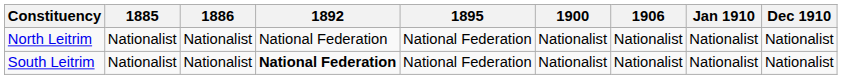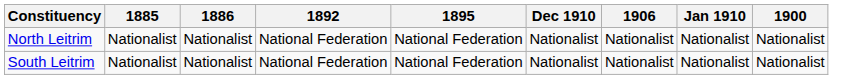columns swapped: (573, 16) <-> (799, 16)
(328, 62) bold -> (323, 62) normal
